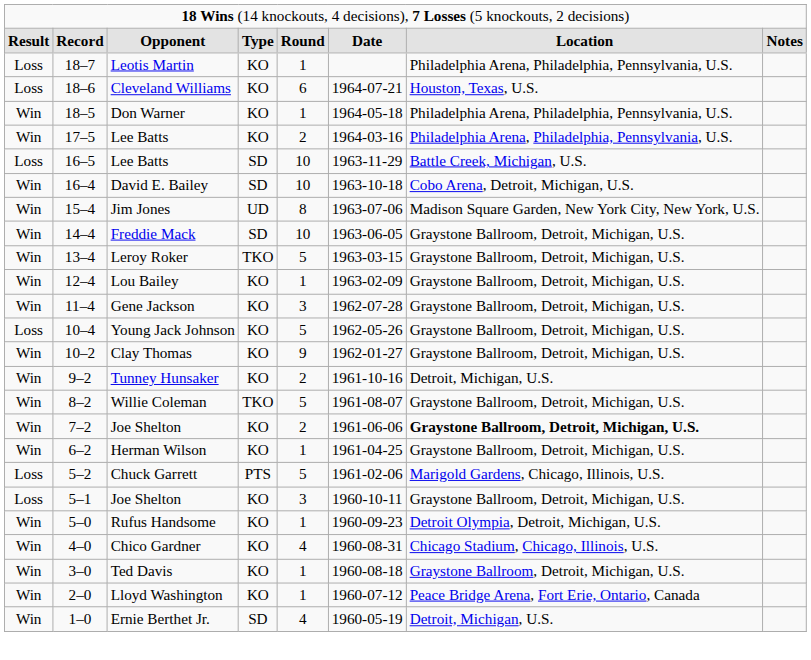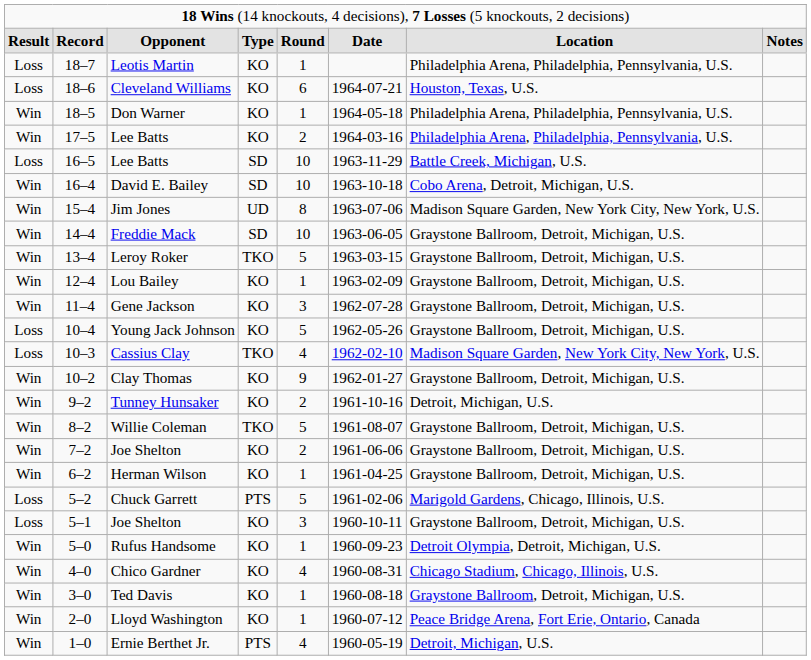+ row: (80, 354)
(554, 426) bold -> (547, 450) normal
(258, 619) SD -> (258, 643) PTS
